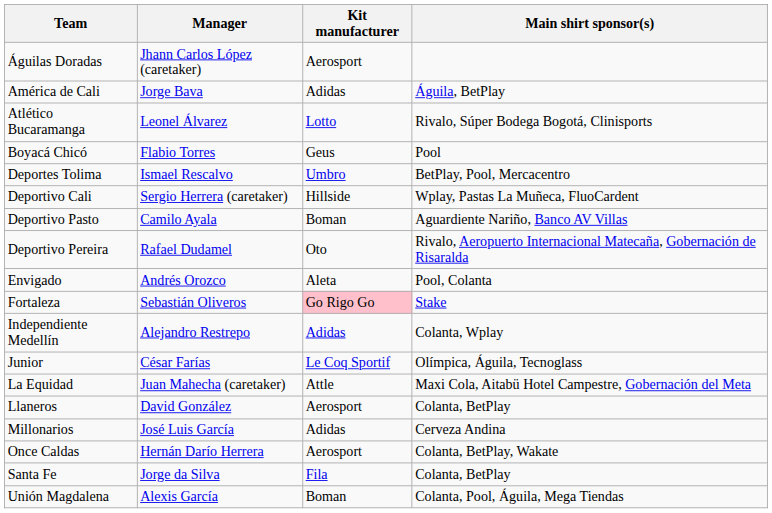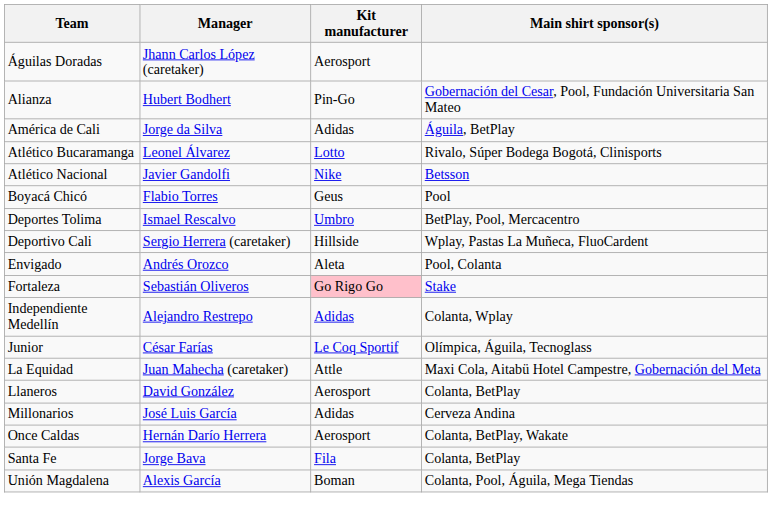+ row: (30, 99)
(171, 92) Jorge Bava -> (183, 130) Jorge da Silva
+ row: (58, 174)
- row: (53, 219)
- row: (58, 249)
(180, 474) Jorge da Silva -> (174, 458) Jorge Bava
